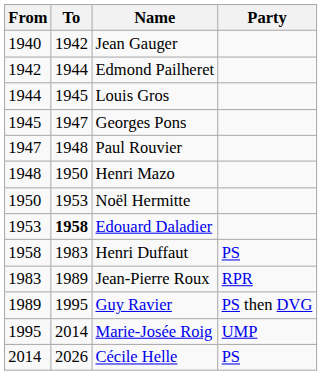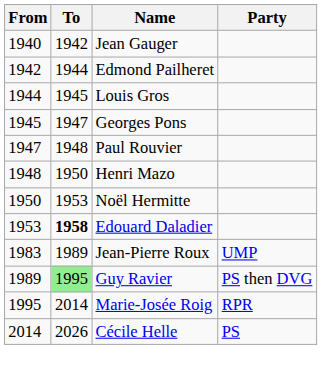- row: (142, 252)
(237, 278) RPR -> (240, 252) UMP
(71, 305) no background -> (71, 278) lightgreen background
(240, 331) UMP -> (237, 305) RPR
